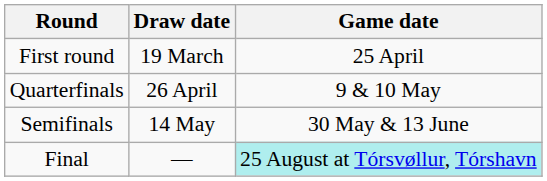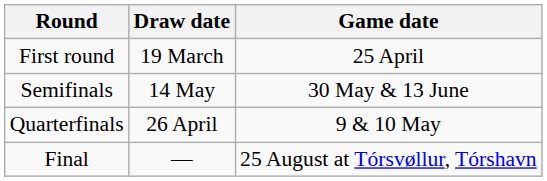rows swapped: (67, 90) <-> (67, 124)
(388, 158) paleturquoise background -> (388, 158) no background
